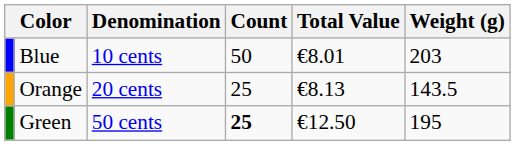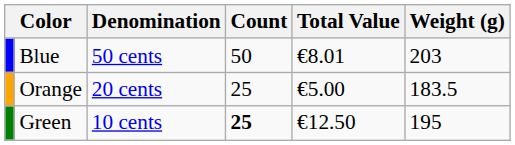(127, 55) 10 cents -> (127, 55) 50 cents
(321, 88) €8.13 -> (321, 88) €5.00
(434, 88) 143.5 -> (434, 88) 183.5
(127, 122) 50 cents -> (127, 122) 10 cents
